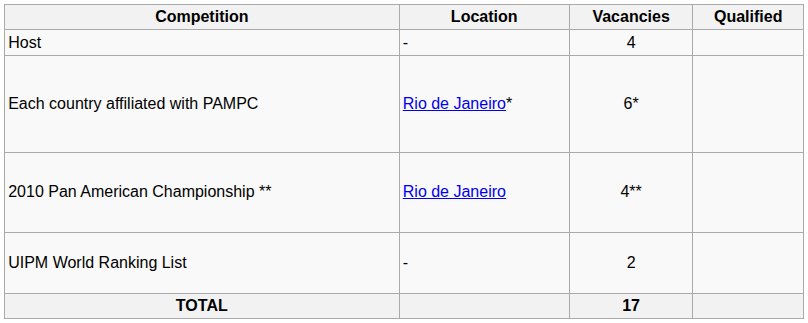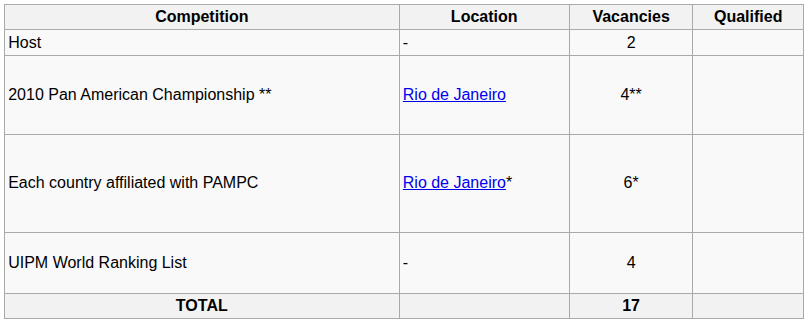(631, 42) 4 -> (631, 42) 2
rows swapped: (133, 103) <-> (140, 192)
(631, 262) 2 -> (631, 262) 4
